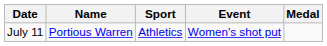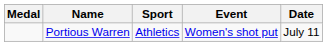columns swapped: (303, 14) <-> (25, 14)
